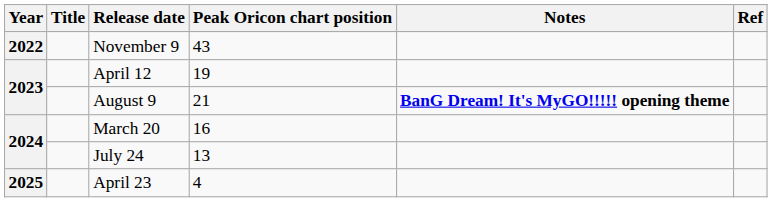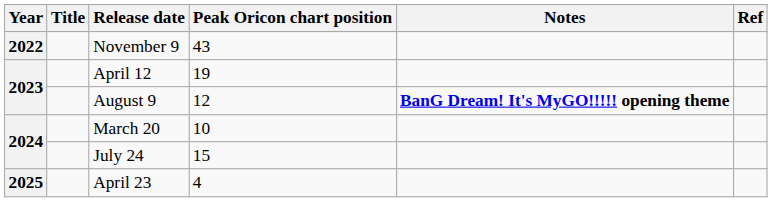(202, 100) 21 -> (202, 100) 12
(202, 127) 16 -> (202, 127) 10
(202, 155) 13 -> (202, 155) 15
